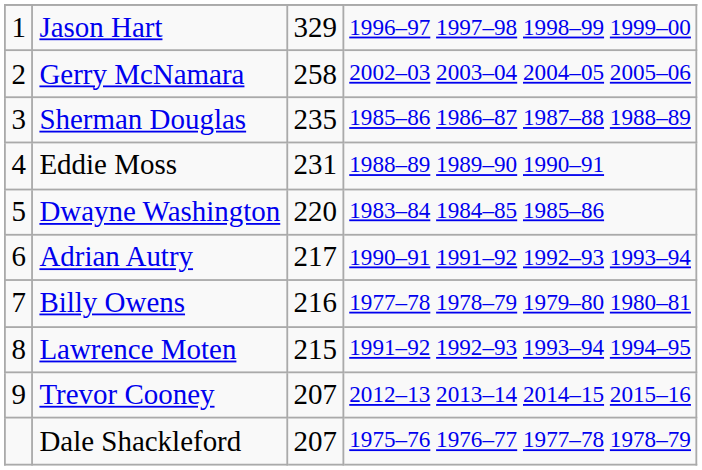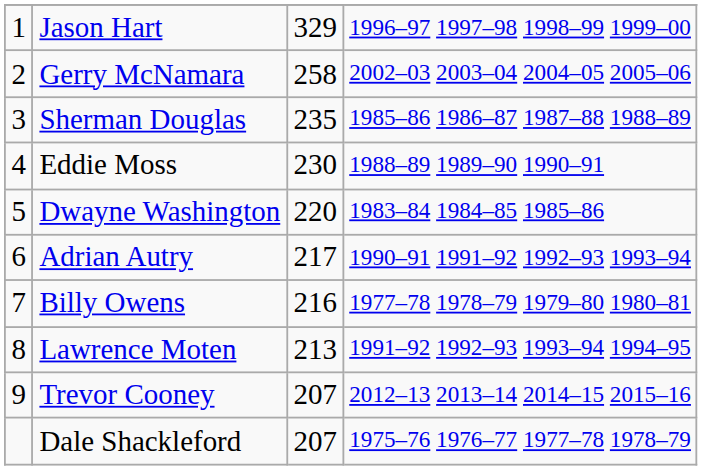(315, 165) 231 -> (315, 165) 230
(315, 348) 215 -> (315, 348) 213
